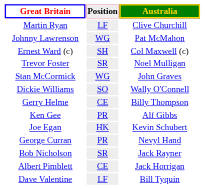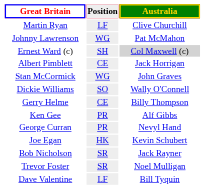(160, 51) no background -> (160, 51) lightgrey background
rows swapped: (45, 166) <-> (45, 63)
rows swapped: (45, 127) <-> (45, 140)
